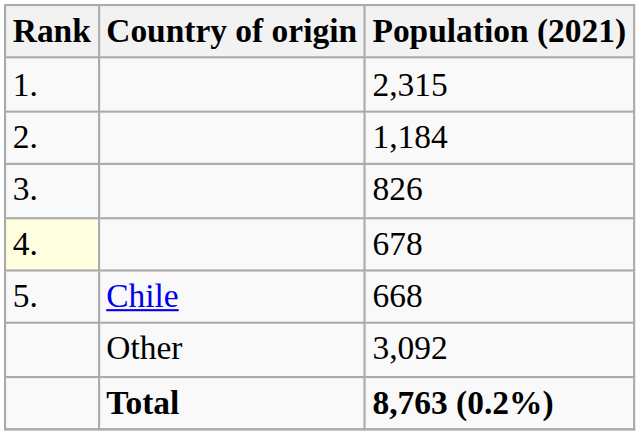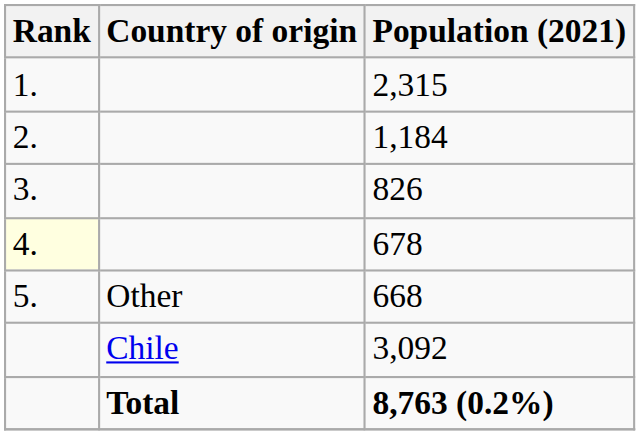(142, 296) Chile -> (144, 296) Other
(144, 349) Other -> (142, 349) Chile
